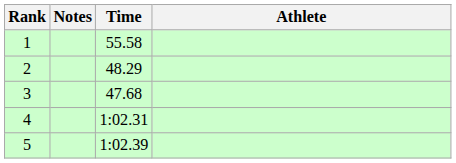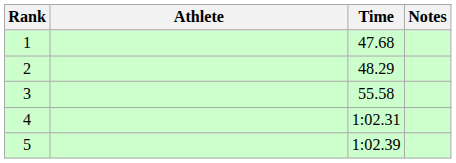columns swapped: (301, 17) <-> (73, 17)
(124, 42) 55.58 -> (376, 42) 47.68
(124, 94) 47.68 -> (376, 94) 55.58
